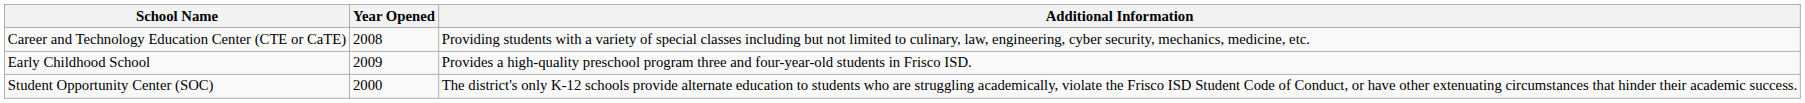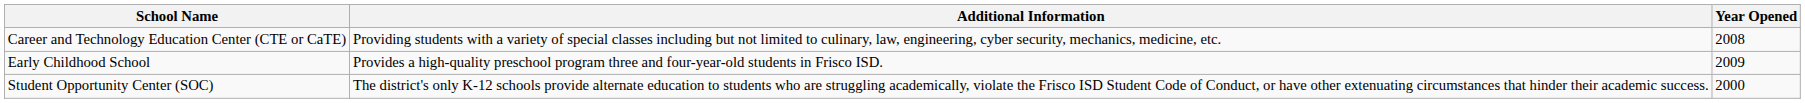columns swapped: (394, 16) <-> (1120, 16)
